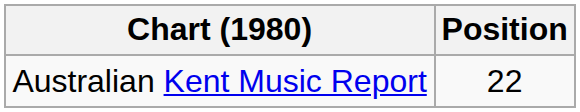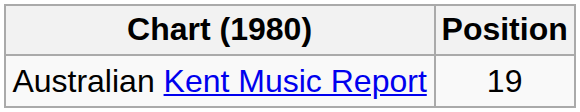(505, 80) 22 -> (505, 80) 19
